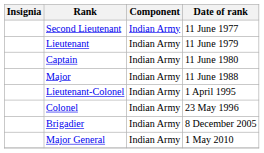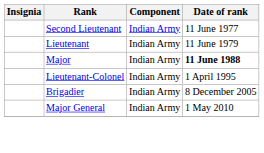- row: (62, 60)
(212, 76) normal -> (213, 60) bold
- row: (62, 108)
